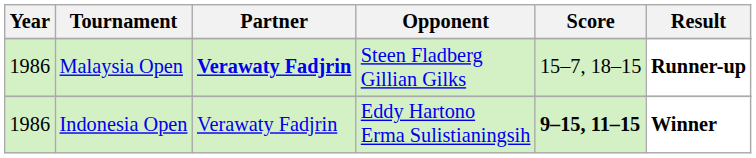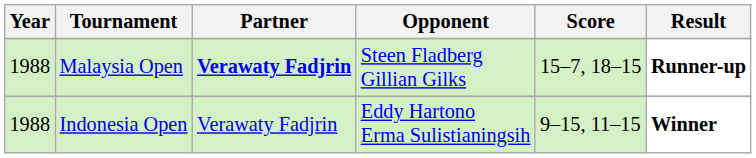(30, 67) 1986 -> (30, 67) 1988
(30, 124) 1986 -> (30, 124) 1988
(590, 124) bold -> (590, 124) normal
